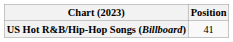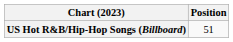(209, 29) 41 -> (209, 29) 51
